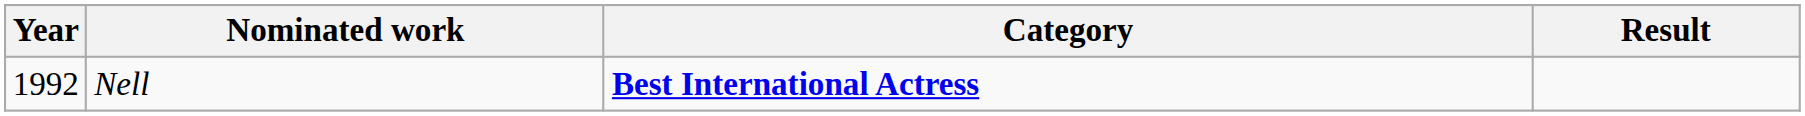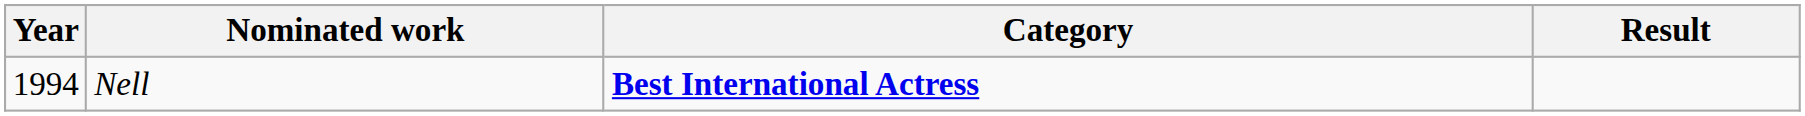(46, 83) 1992 -> (46, 83) 1994
